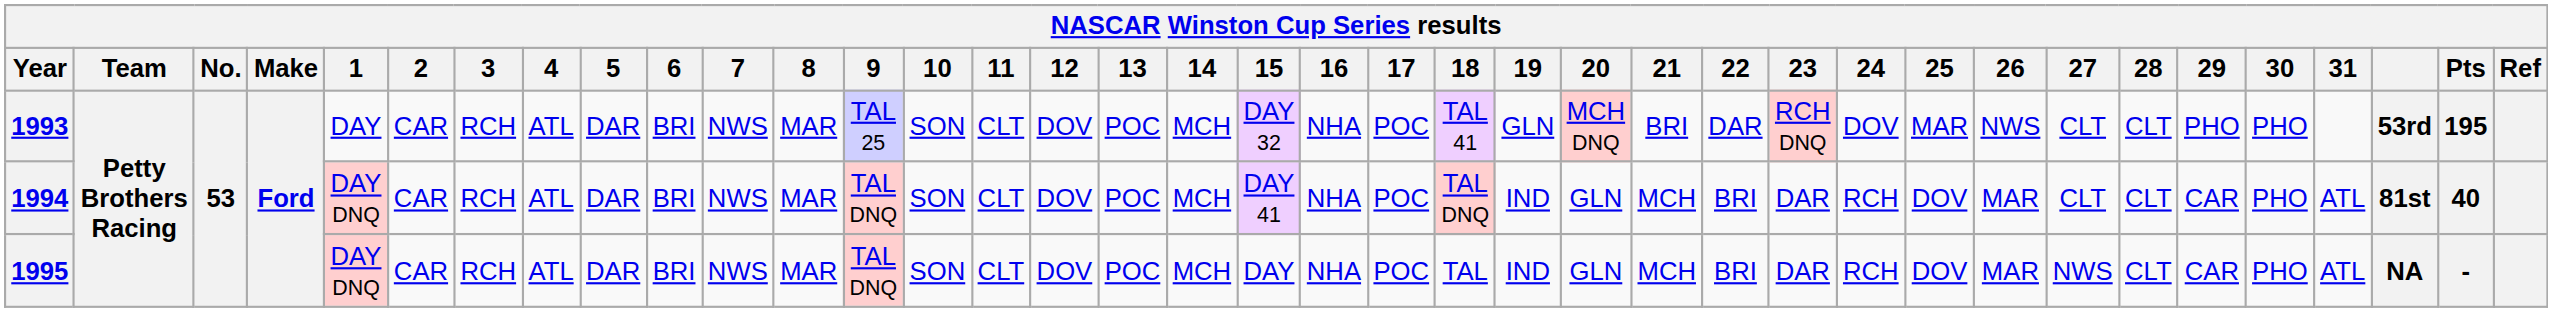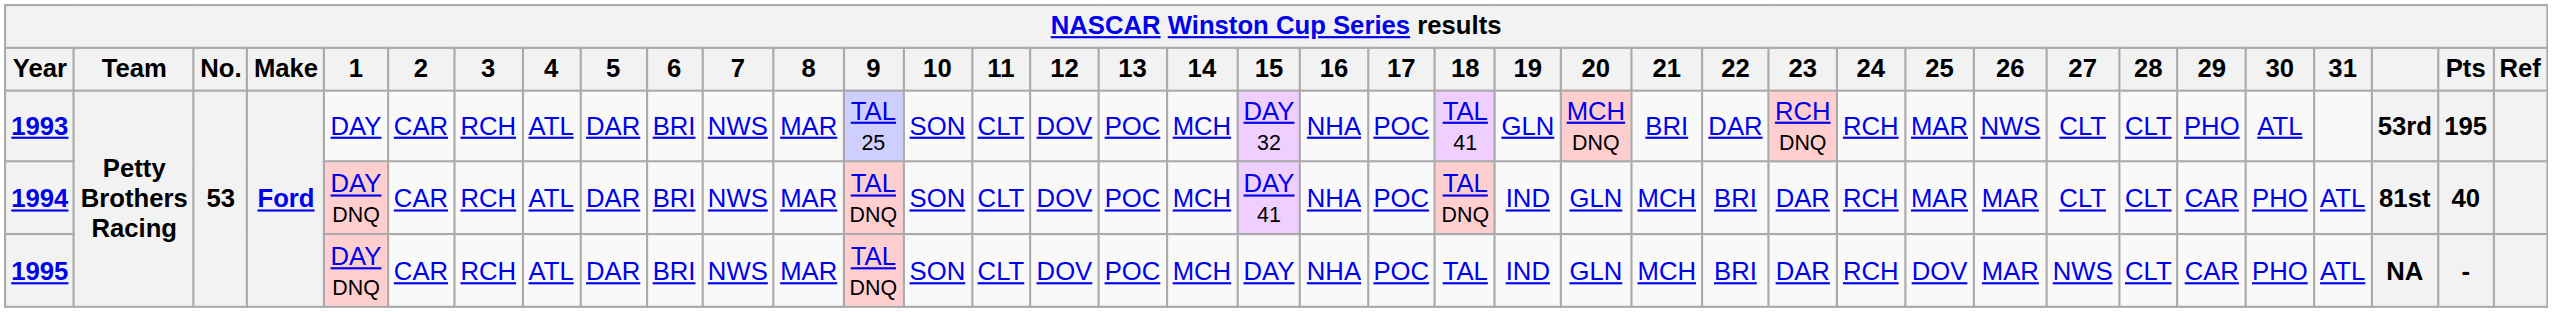(1871, 126) DOV -> (1871, 126) RCH
(2280, 126) PHO -> (2280, 126) ATL
(1940, 198) DOV -> (1940, 198) MAR
